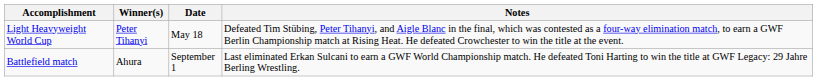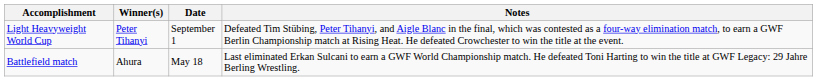(187, 34) May 18 -> (193, 34) September 1
(193, 62) September 1 -> (187, 62) May 18
